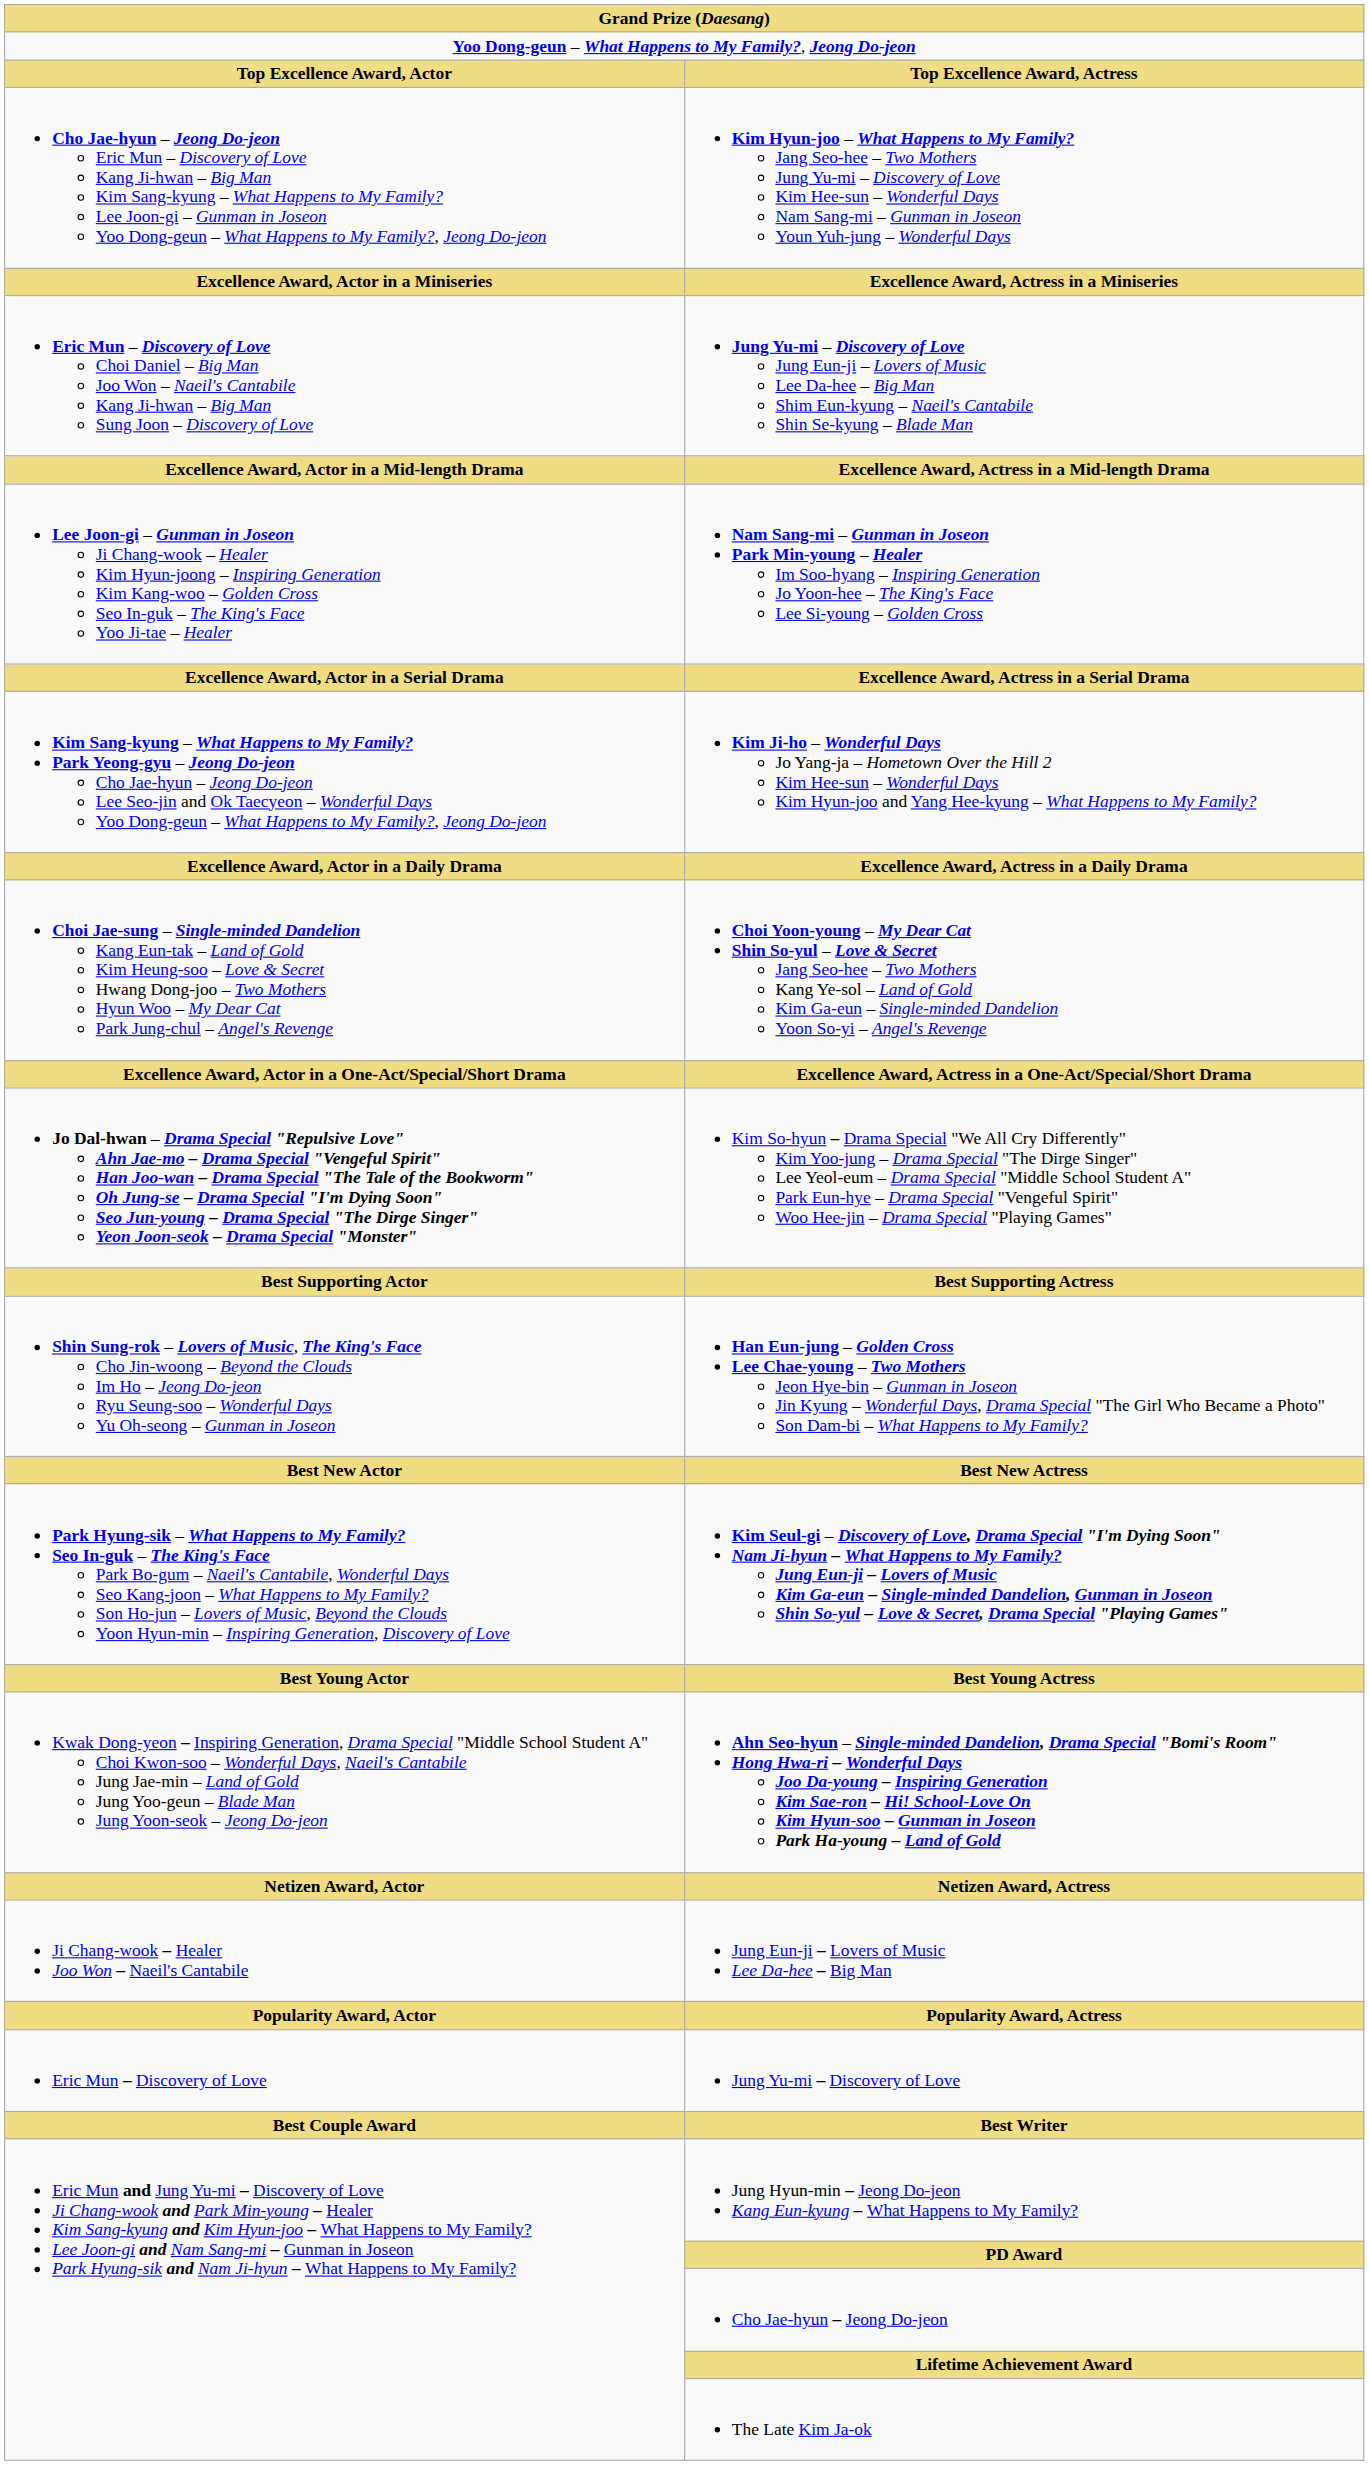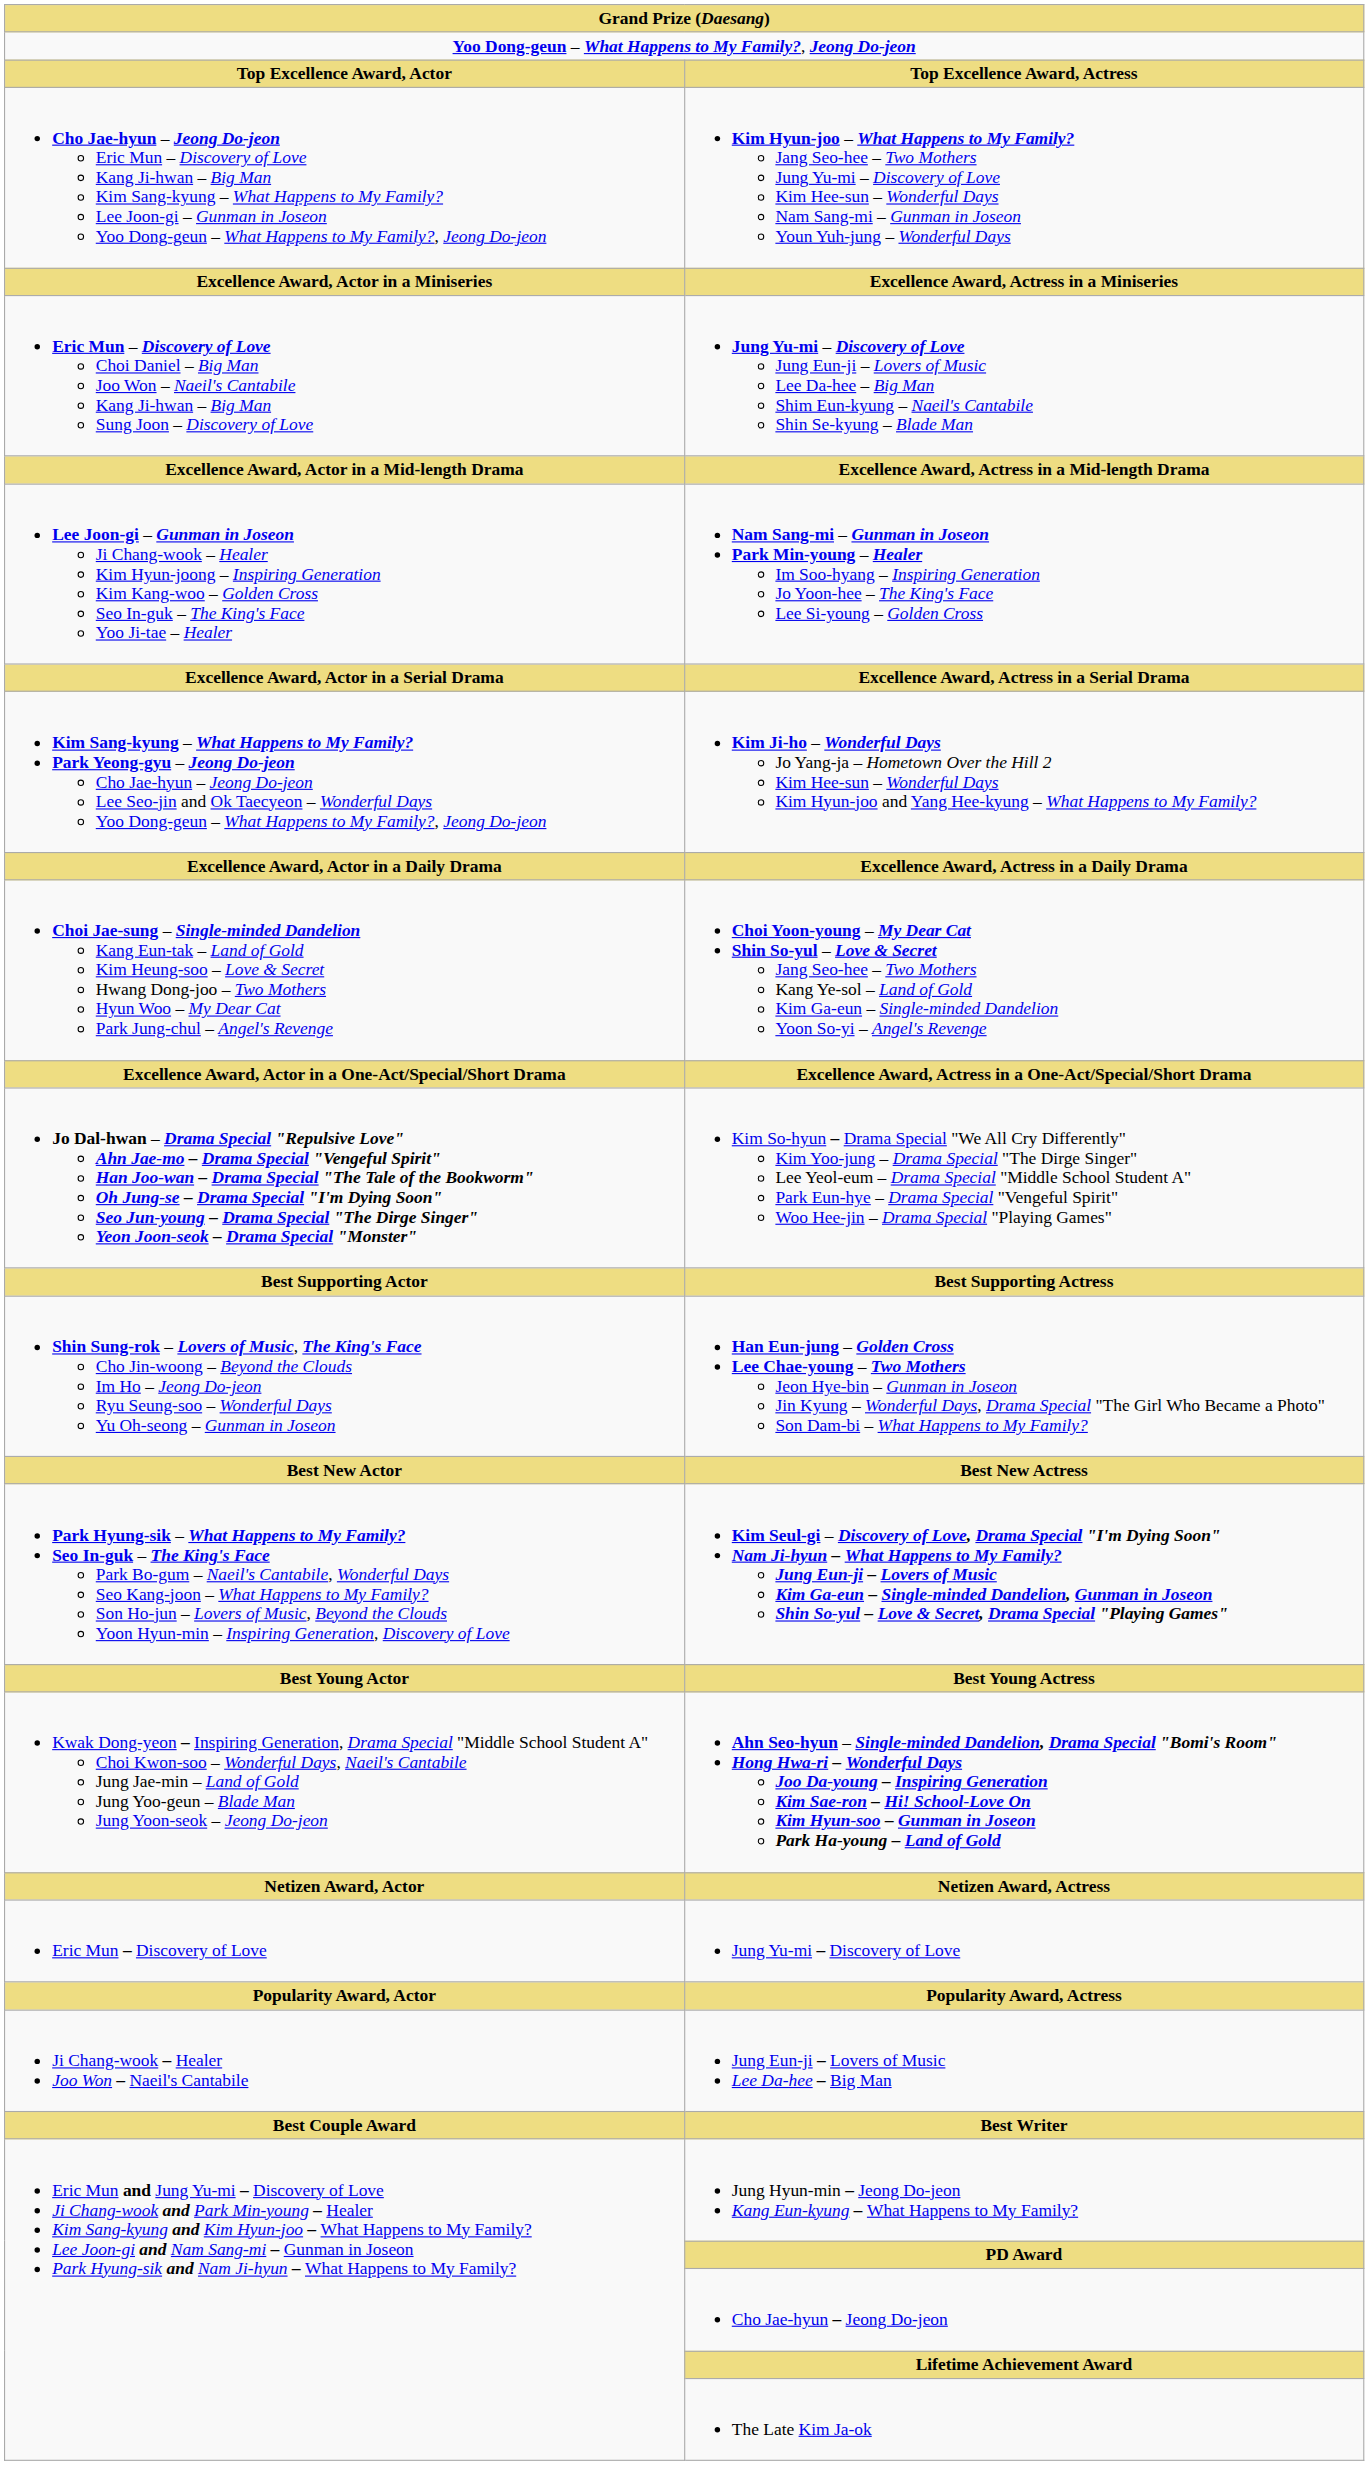rows swapped: (1024, 2080) <-> (1024, 1961)
